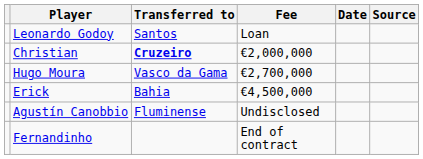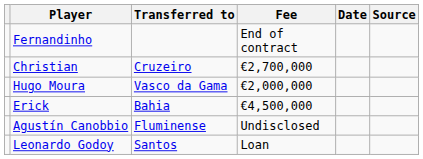rows swapped: (53, 138) <-> (63, 34)
(163, 53) bold -> (163, 67) normal
(276, 53) €2,000,000 -> (276, 67) €2,700,000
(276, 73) €2,700,000 -> (276, 86) €2,000,000
